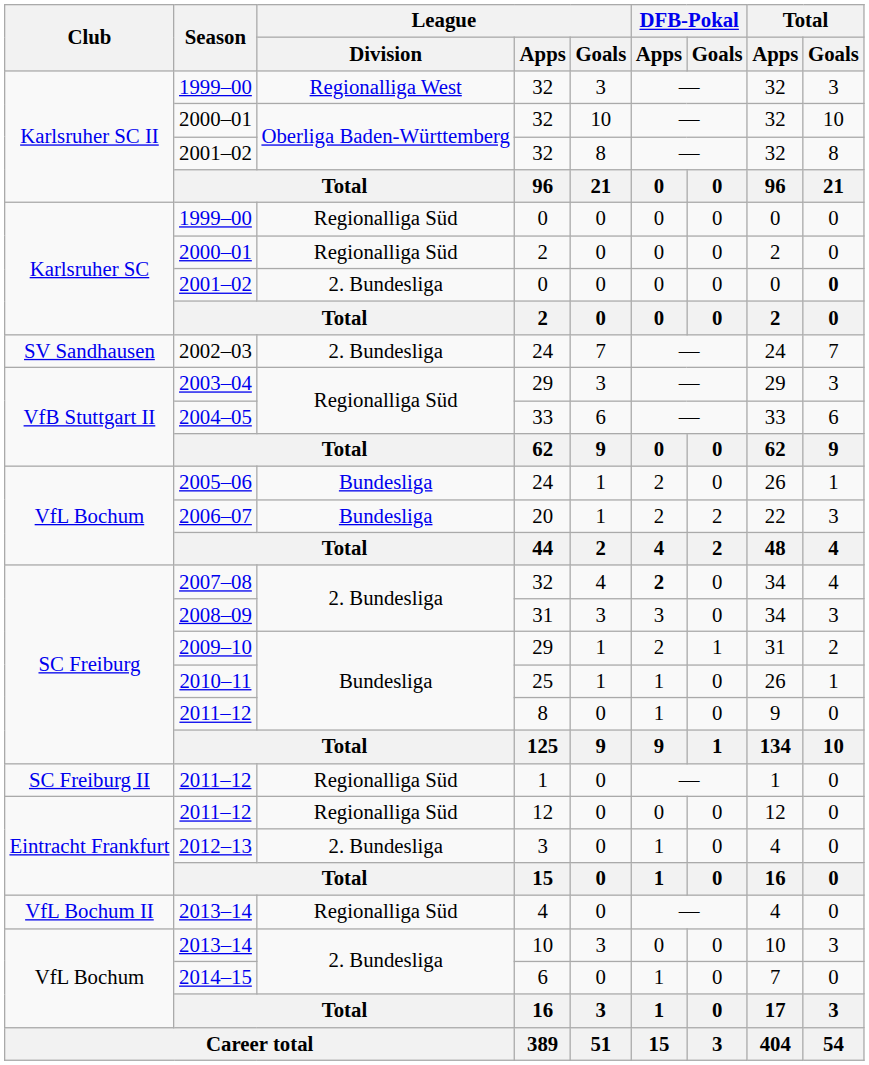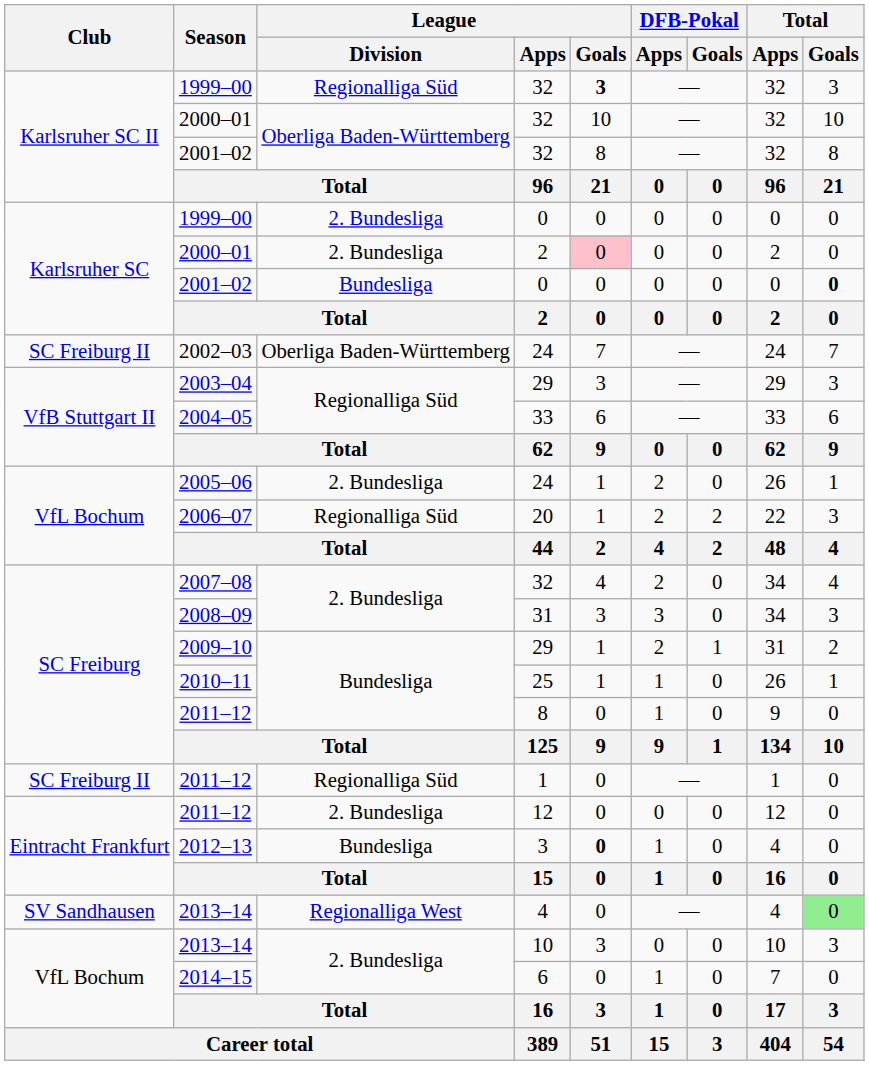(386, 86) Regionalliga West -> (386, 86) Regionalliga Süd
(601, 86) normal -> (601, 86) bold
(386, 218) Regionalliga Süd -> (386, 218) 2. Bundesliga
(386, 251) Regionalliga Süd -> (386, 251) 2. Bundesliga
(601, 251) no background -> (601, 251) pink background
(386, 284) 2. Bundesliga -> (386, 284) Bundesliga
(89, 350) SV Sandhausen -> (89, 350) SC Freiburg II
(386, 350) 2. Bundesliga -> (386, 350) Oberliga Baden-Württemberg
(386, 482) Bundesliga -> (386, 482) 2. Bundesliga
(386, 515) Bundesliga -> (386, 515) Regionalliga Süd
(659, 581) bold -> (659, 581) normal
(386, 812) Regionalliga Süd -> (386, 812) 2. Bundesliga
(386, 845) 2. Bundesliga -> (386, 845) Bundesliga
(601, 845) normal -> (601, 845) bold
(89, 911) VfL Bochum II -> (89, 911) SV Sandhausen
(386, 911) Regionalliga Süd -> (386, 911) Regionalliga West
(833, 911) no background -> (833, 911) lightgreen background
